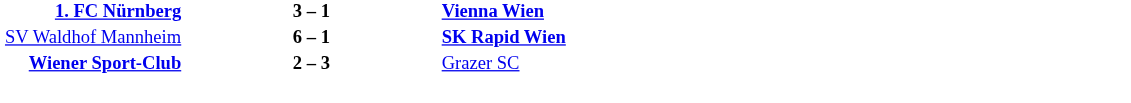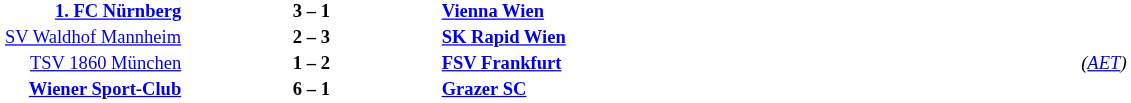(311, 37) 6 – 1 -> (311, 37) 2 – 3
+ row: (106, 62)
(311, 62) 2 – 3 -> (311, 88) 6 – 1
(481, 62) normal -> (484, 88) bold
